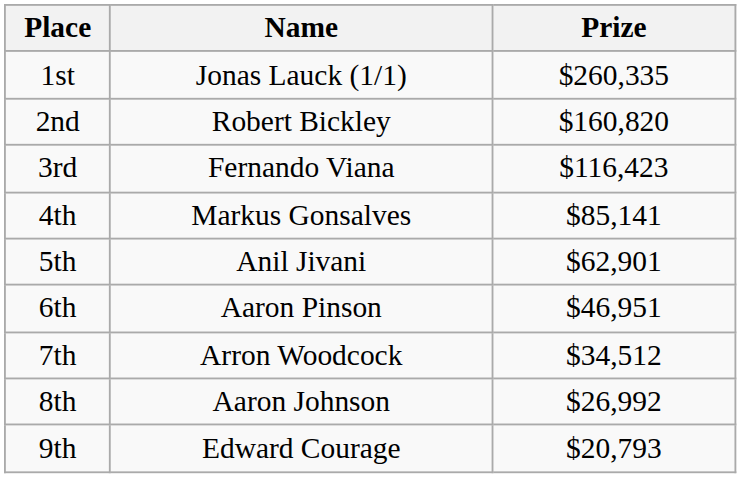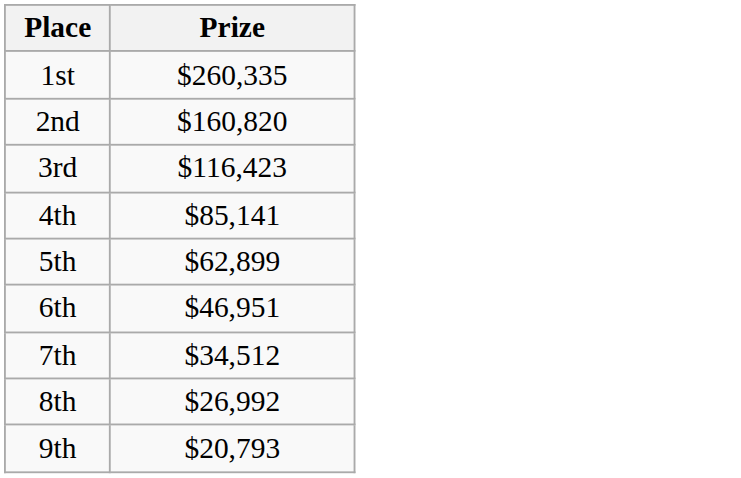- column: (301, 27)
(614, 261) $62,901 -> (232, 261) $62,899
